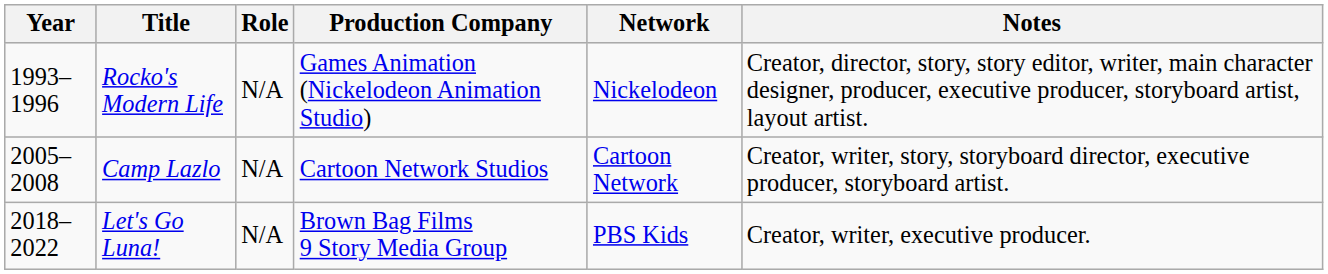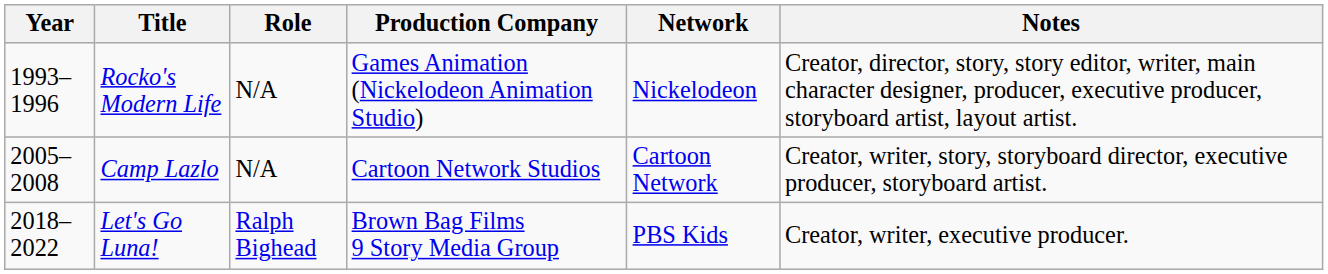(262, 235) N/A -> (276, 235) Ralph Bighead
